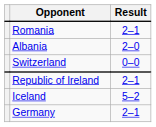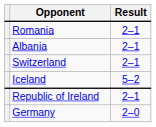(131, 46) 2–0 -> (131, 46) 2–1
(131, 63) 0–0 -> (131, 63) 2–1
rows swapped: (56, 80) <-> (29, 96)
(131, 113) 2–1 -> (131, 113) 2–0
